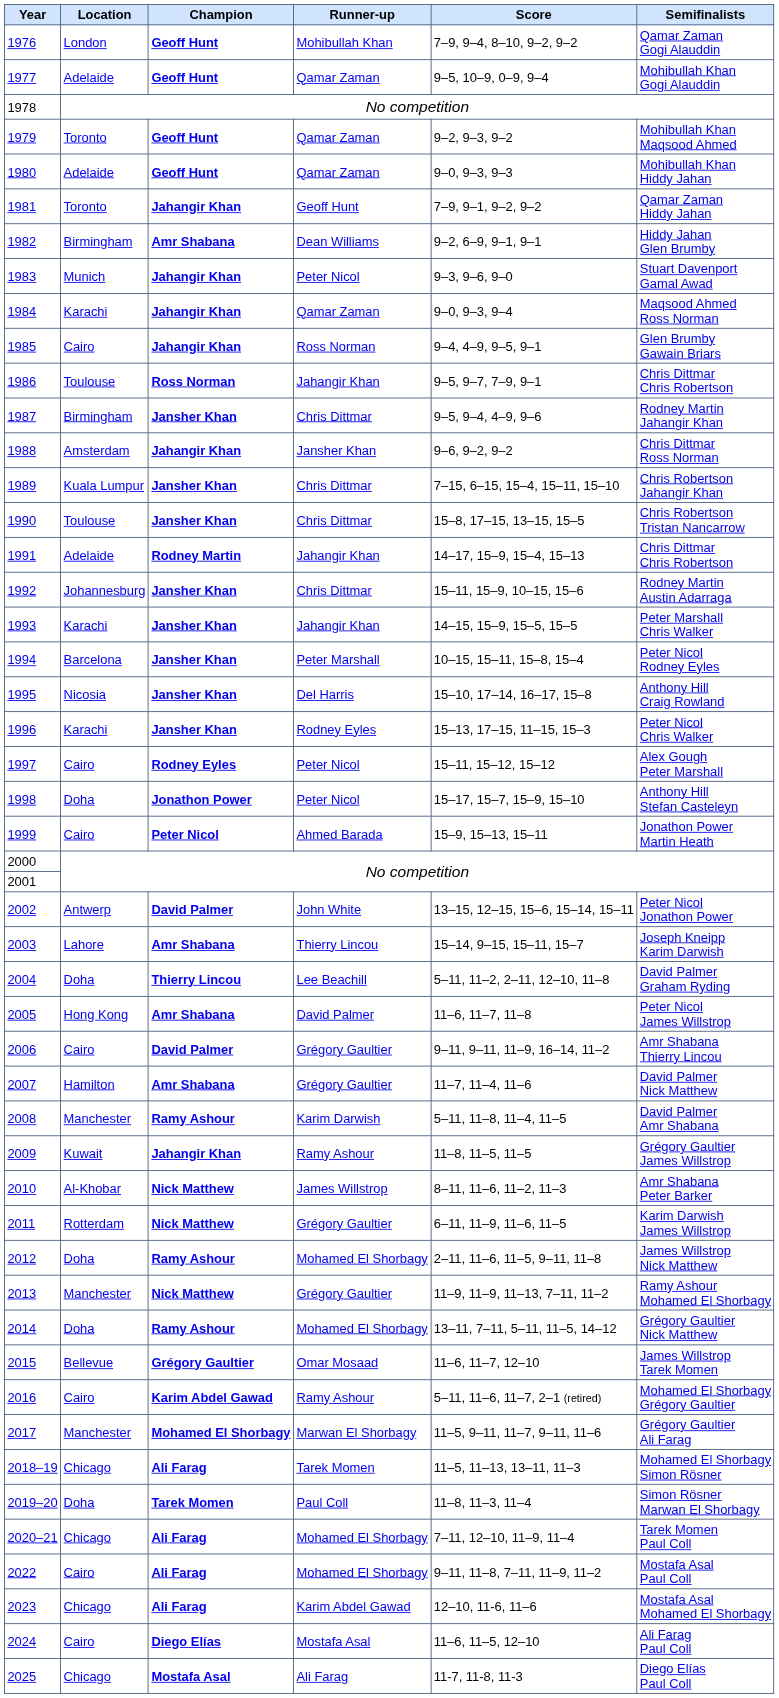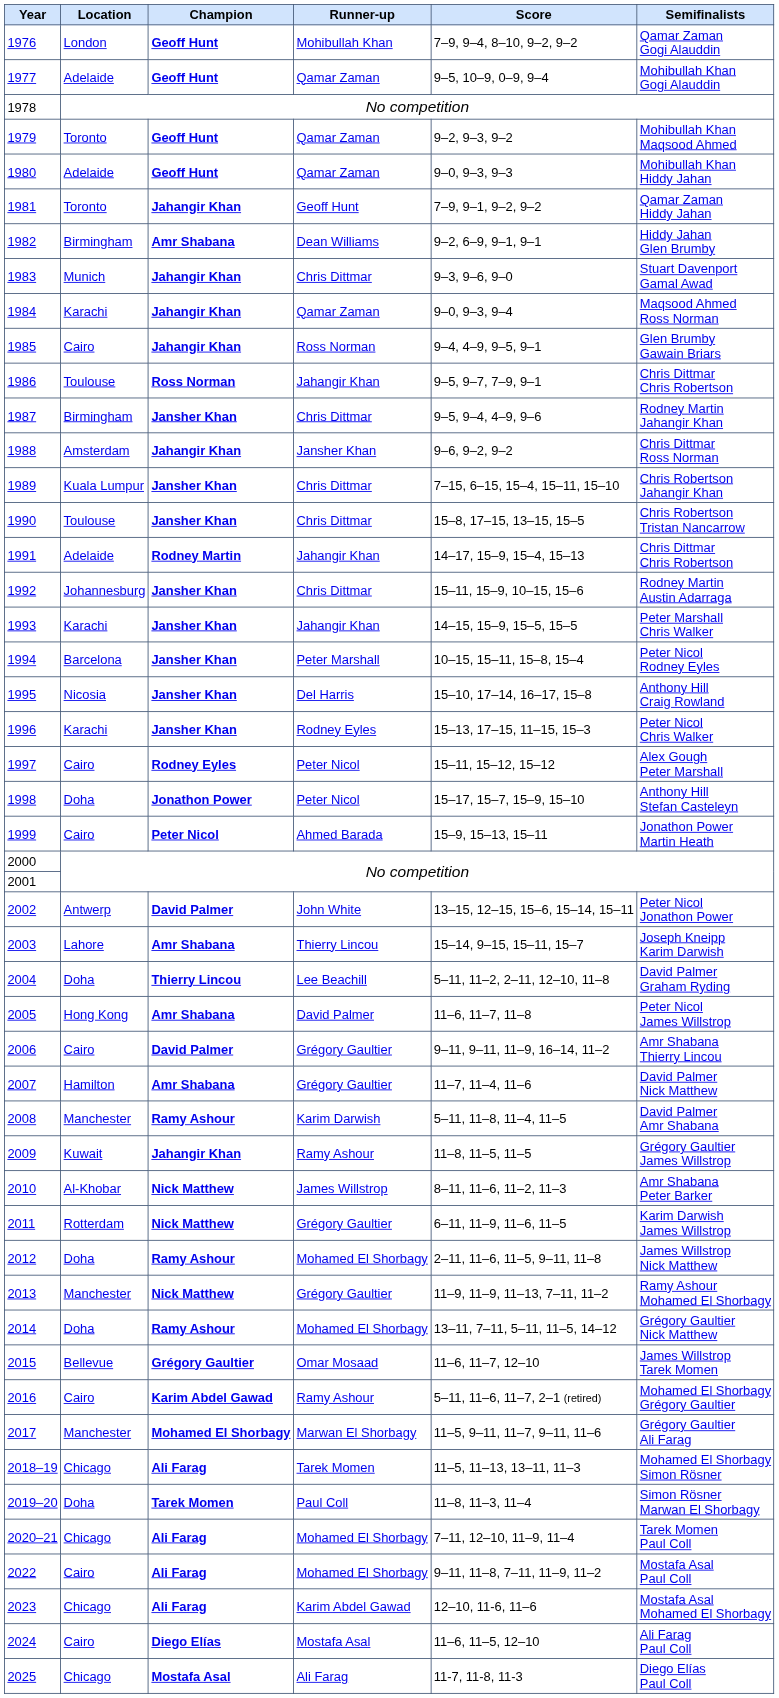(328, 276) Peter Nicol -> (334, 276) Chris Dittmar
